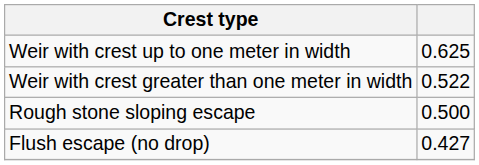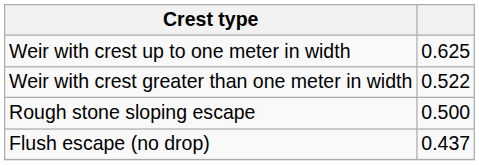(446, 143) 0.427 -> (446, 143) 0.437
